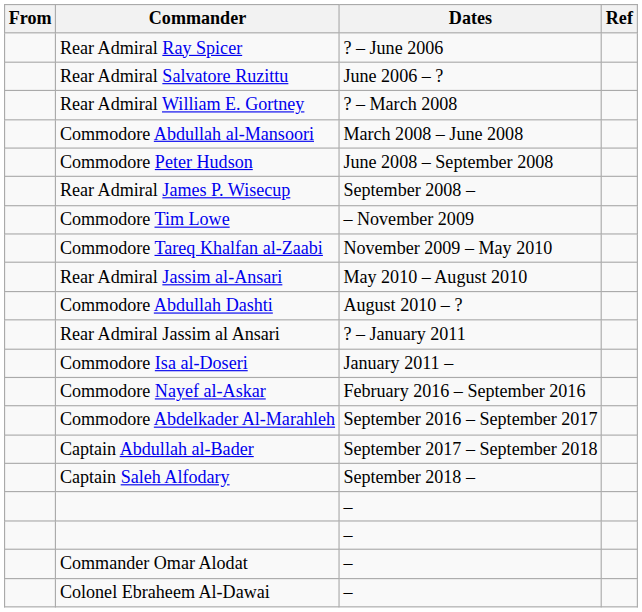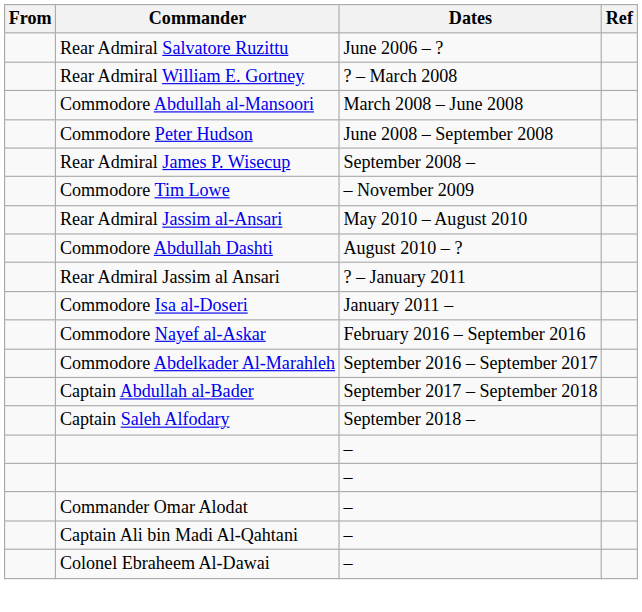- row: (151, 47)
- row: (191, 248)
+ row: (179, 534)
